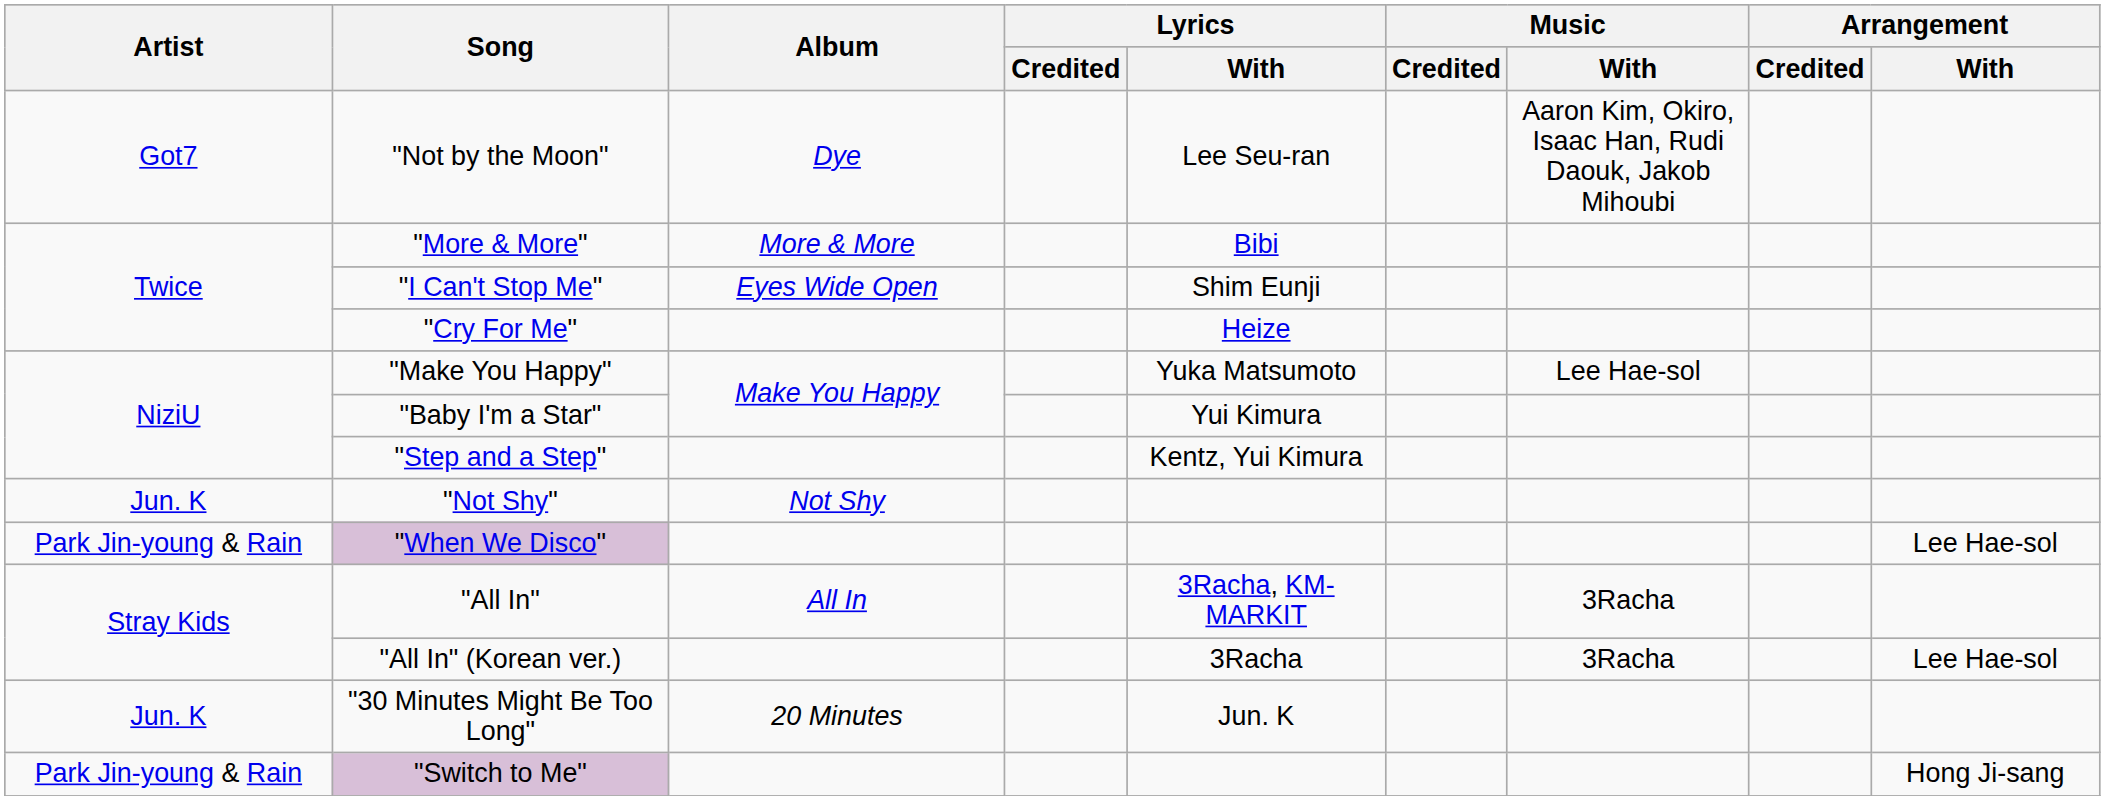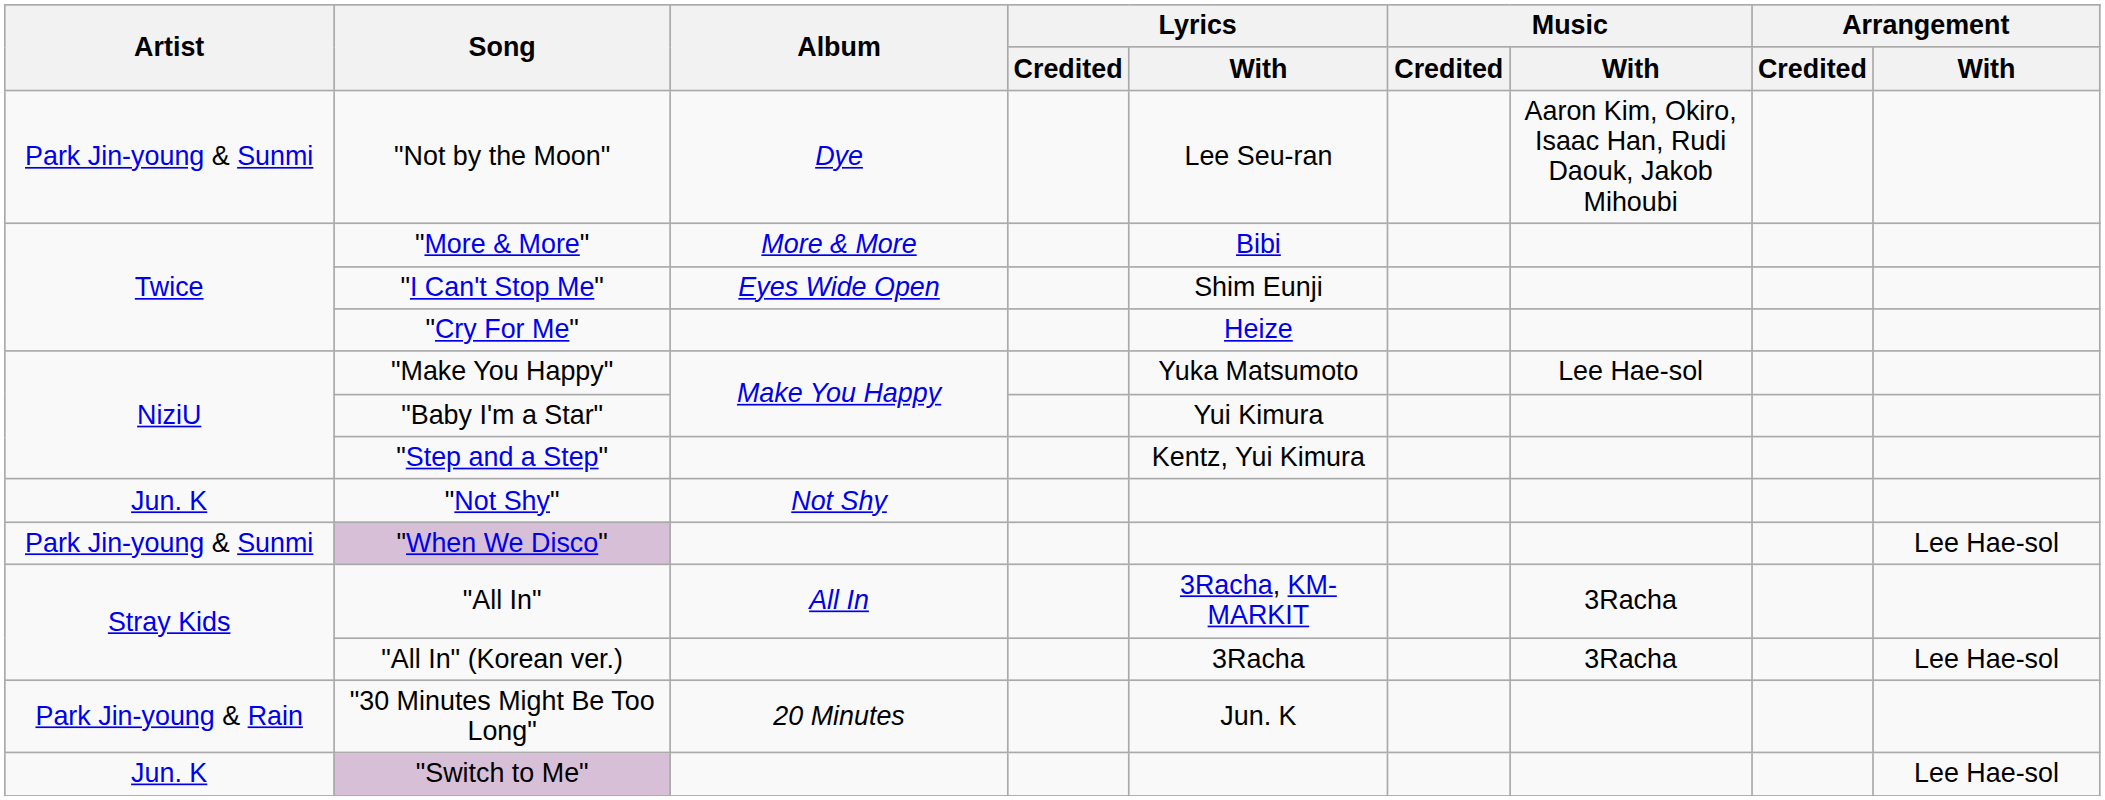(168, 156) Got7 -> (169, 156) Park Jin-young & Sunmi
(168, 542) Park Jin-young & Rain -> (169, 542) Park Jin-young & Sunmi
(168, 716) Jun. K -> (169, 716) Park Jin-young & Rain
(168, 773) Park Jin-young & Rain -> (169, 773) Jun. K
(1985, 773) Hong Ji-sang -> (1986, 773) Lee Hae-sol
